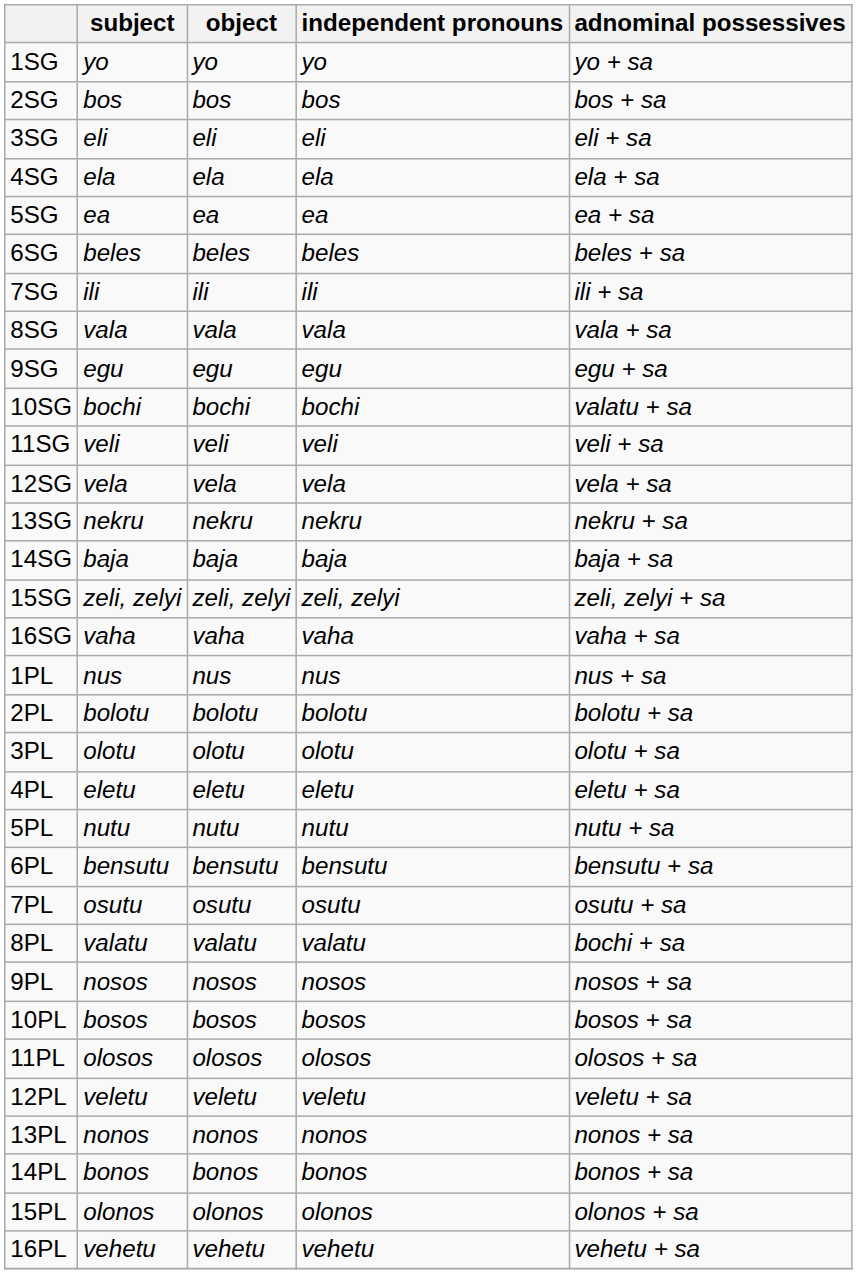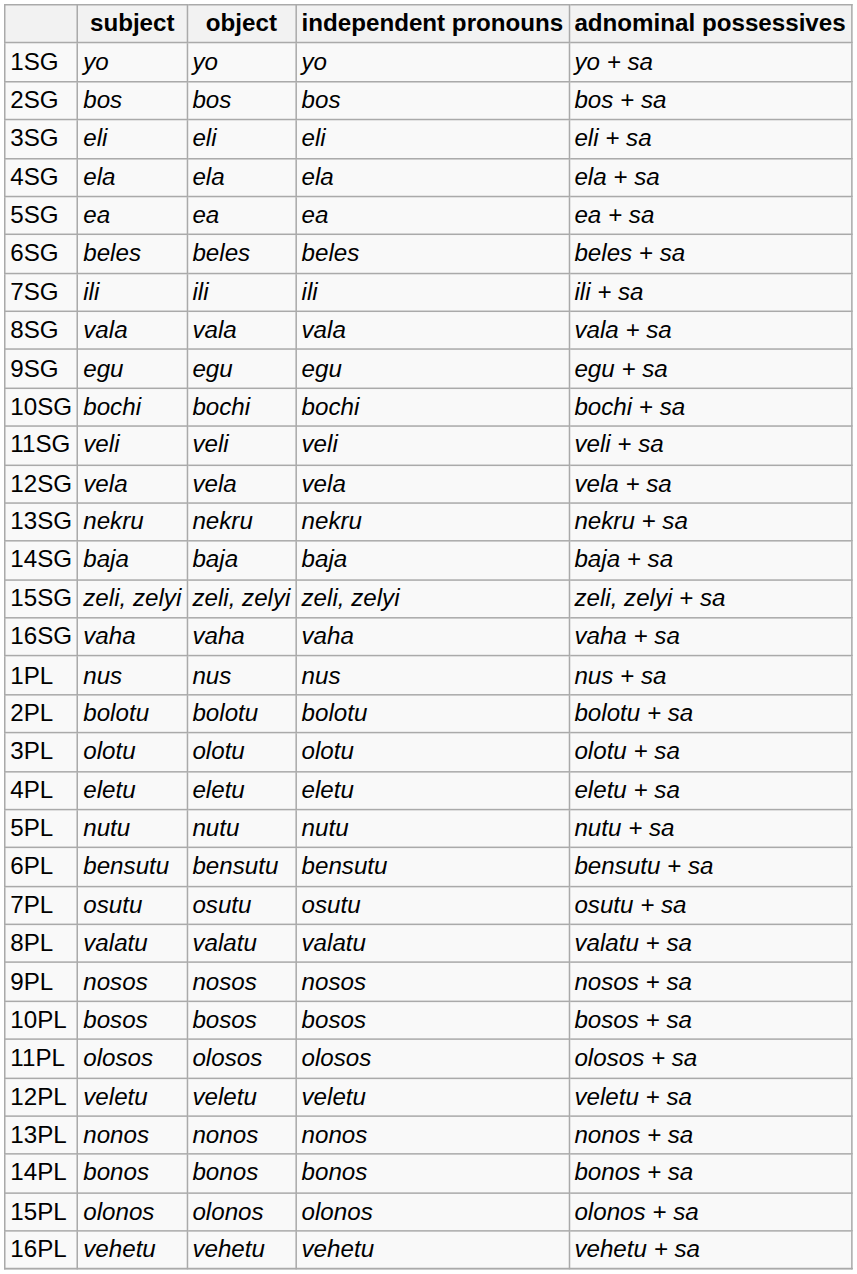(633, 406) valatu + sa -> (630, 406) bochi + sa
(630, 943) bochi + sa -> (633, 943) valatu + sa
